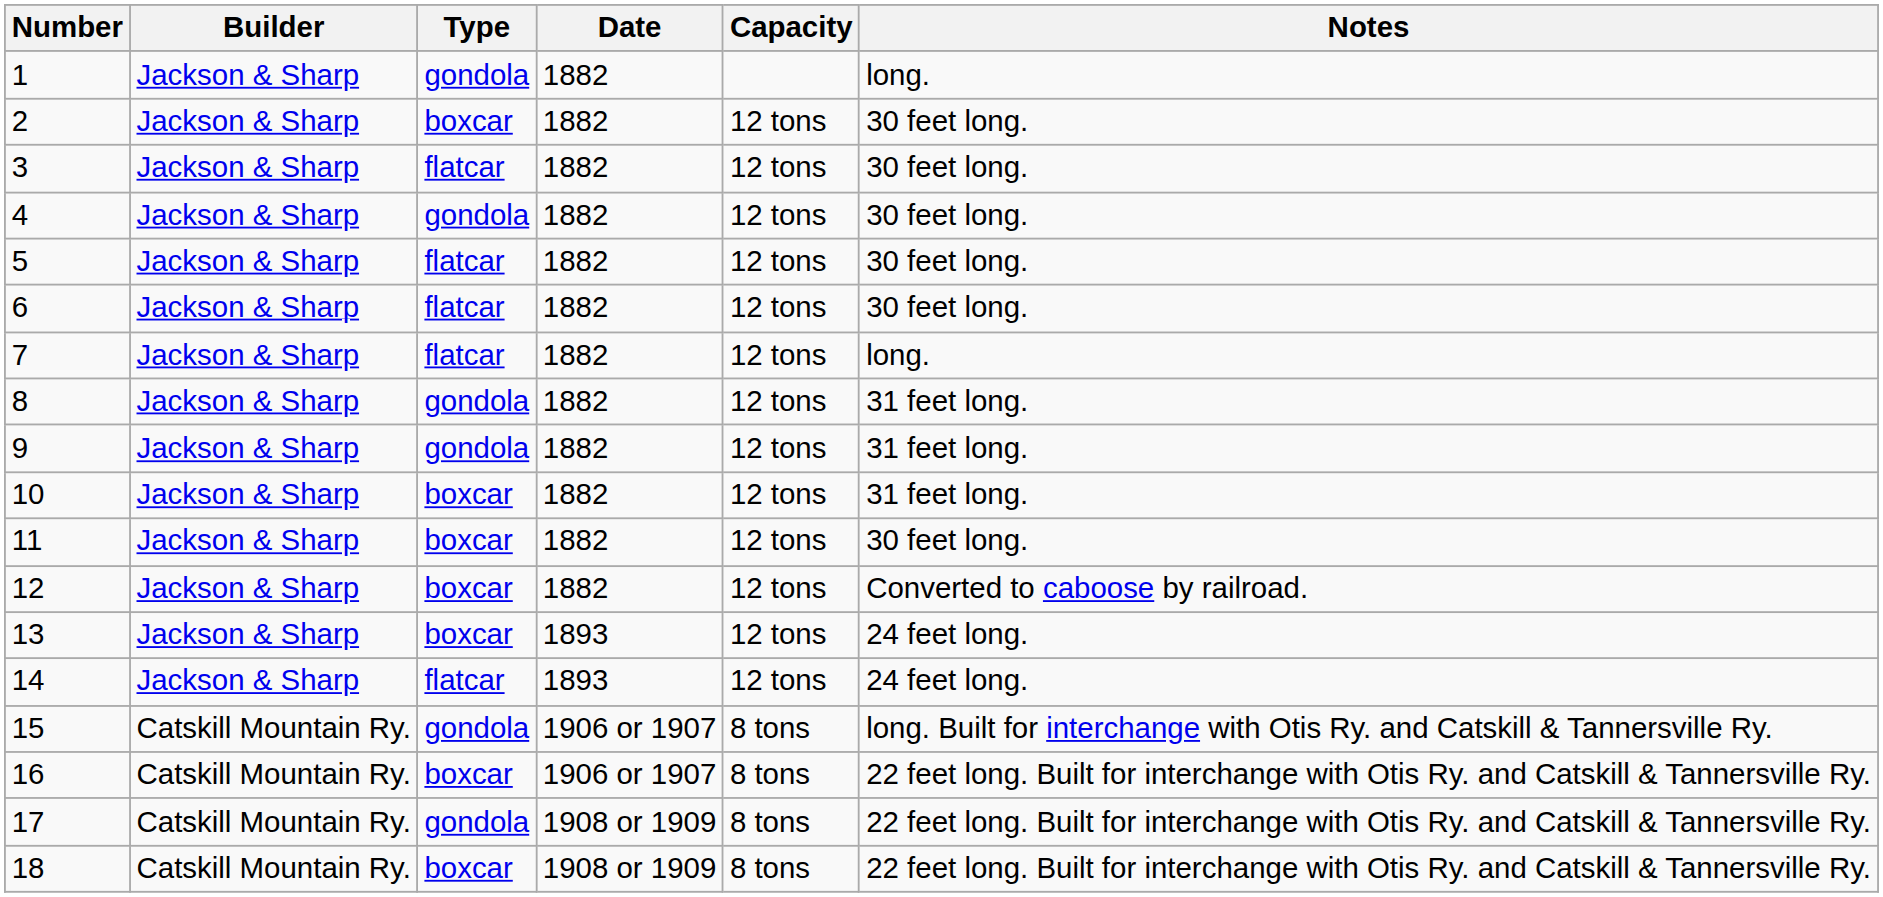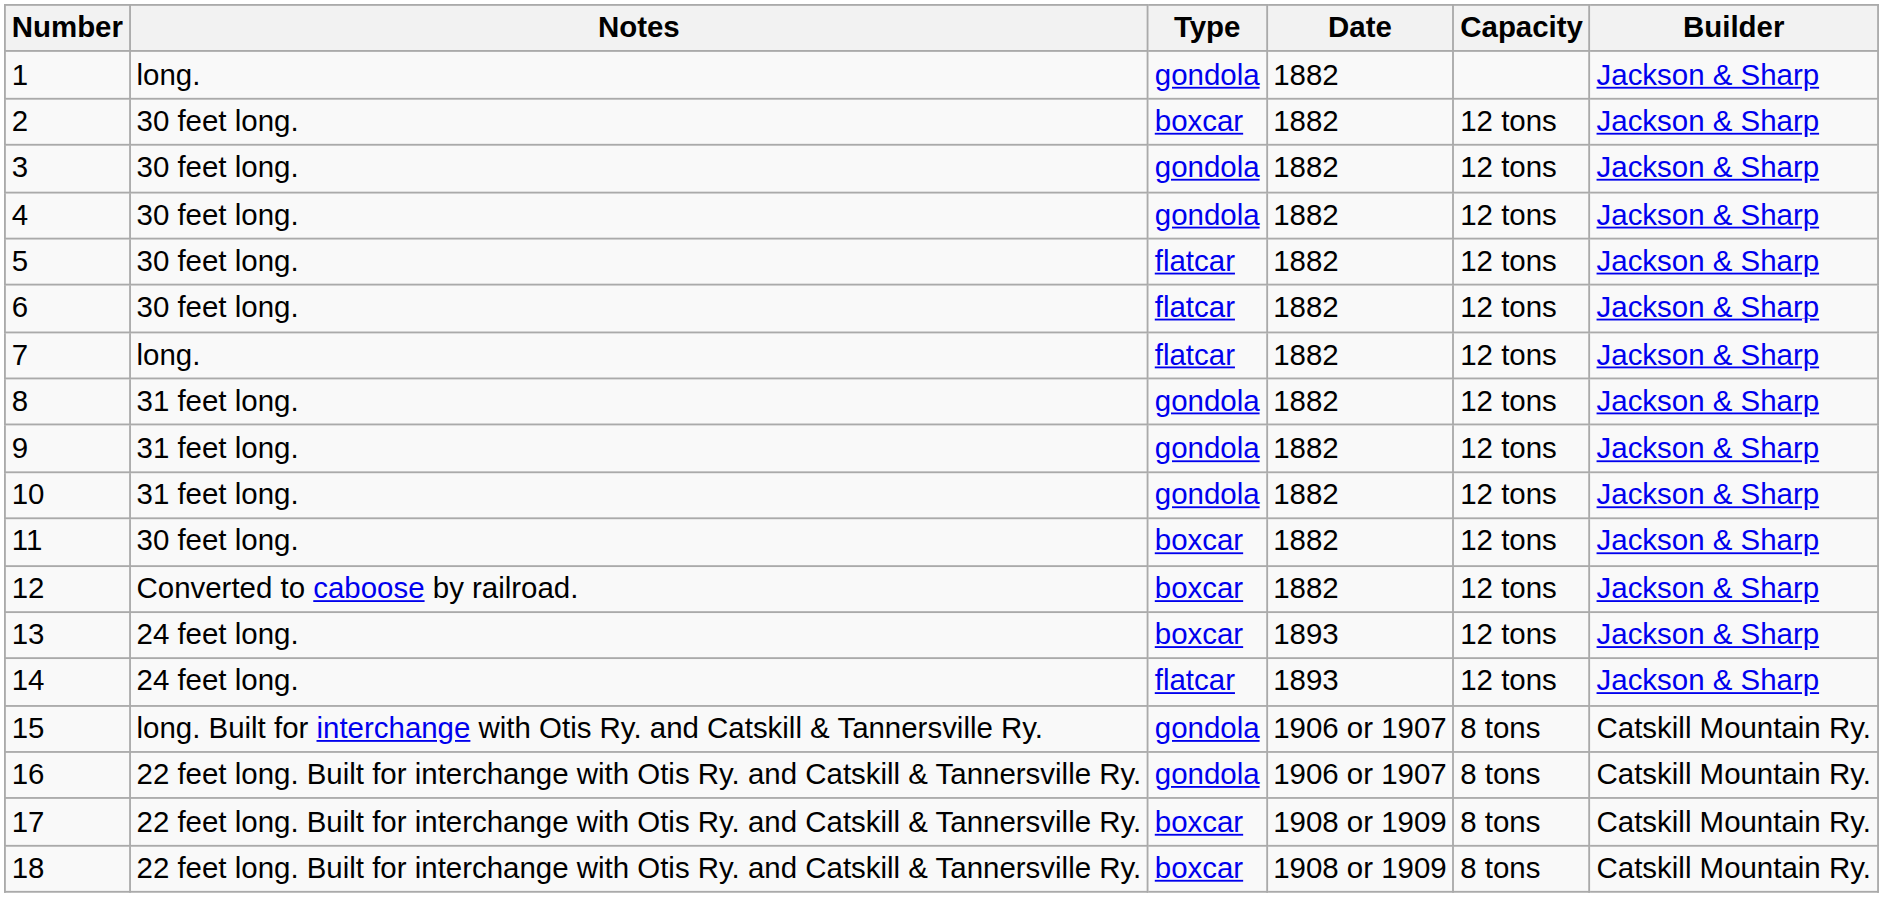columns swapped: (274, 27) <-> (1369, 27)
(465, 167) flatcar -> (1207, 167) gondola
(469, 494) boxcar -> (1207, 494) gondola
(469, 774) boxcar -> (1207, 774) gondola
(477, 821) gondola -> (1199, 821) boxcar
